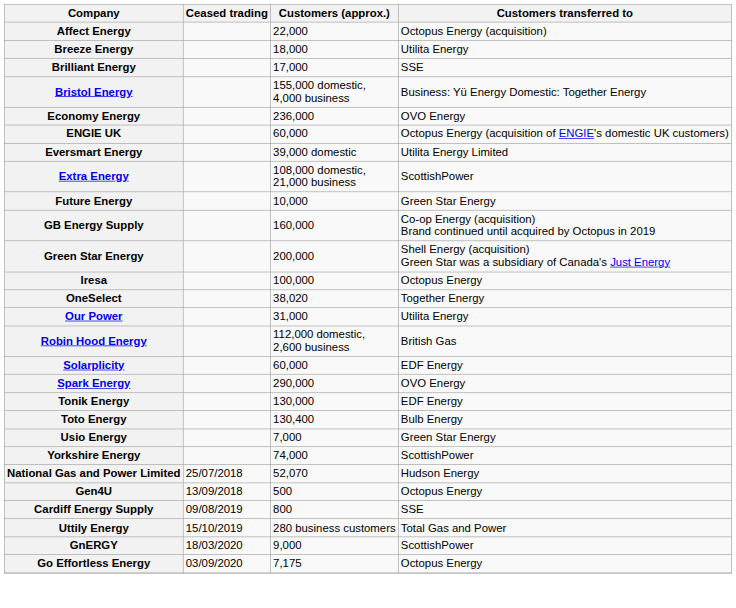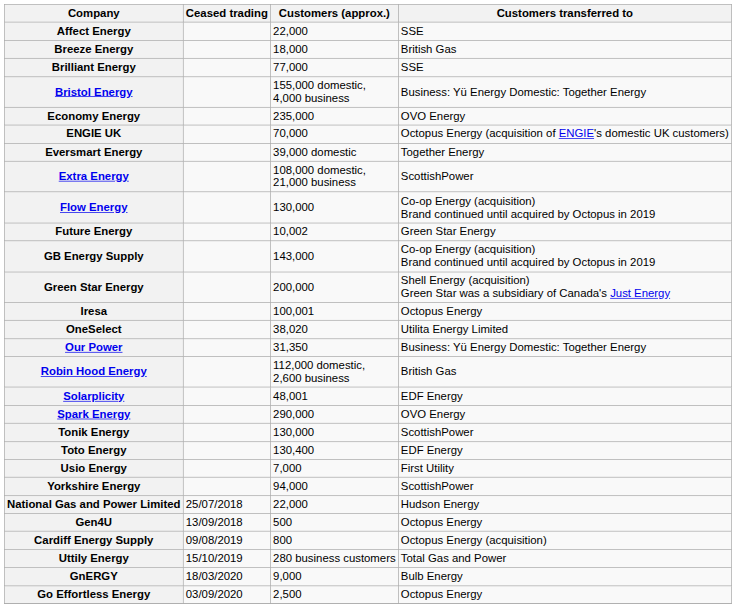(474, 31) Octopus Energy (acquisition) -> (412, 31) SSE
(435, 49) Utilita Energy -> (429, 49) British Gas
(290, 67) 17,000 -> (290, 67) 77,000
(294, 116) 236,000 -> (294, 116) 235,000
(290, 134) 60,000 -> (290, 134) 70,000
(455, 152) Utilita Energy Limited -> (443, 152) Together Energy
+ row: (94, 207)
(290, 201) 10,000 -> (290, 232) 10,002
(294, 225) 160,000 -> (294, 256) 143,000
(294, 280) 100,000 -> (294, 311) 100,001
(443, 298) Together Energy -> (455, 329) Utilita Energy Limited
(290, 316) 31,000 -> (290, 347) 31,350
(435, 316) Utilita Energy -> (523, 347) Business: Yü Energy Domestic: Together Energy
(290, 365) 60,000 -> (290, 396) 48,001
(432, 401) EDF Energy -> (437, 432) ScottishPower
(432, 419) Bulb Energy -> (432, 450) EDF Energy
(448, 437) Green Star Energy -> (427, 468) First Utility
(290, 455) 74,000 -> (290, 486) 94,000
(290, 473) 52,070 -> (290, 504) 22,000
(412, 509) SSE -> (474, 540) Octopus Energy (acquisition)
(437, 545) ScottishPower -> (432, 576) Bulb Energy
(287, 563) 7,175 -> (287, 594) 2,500
